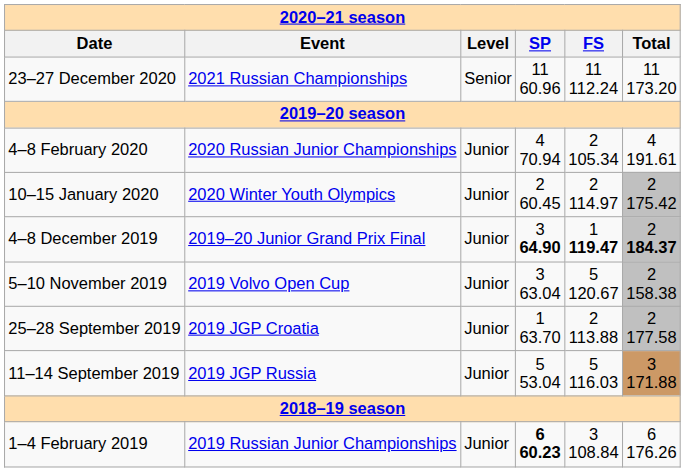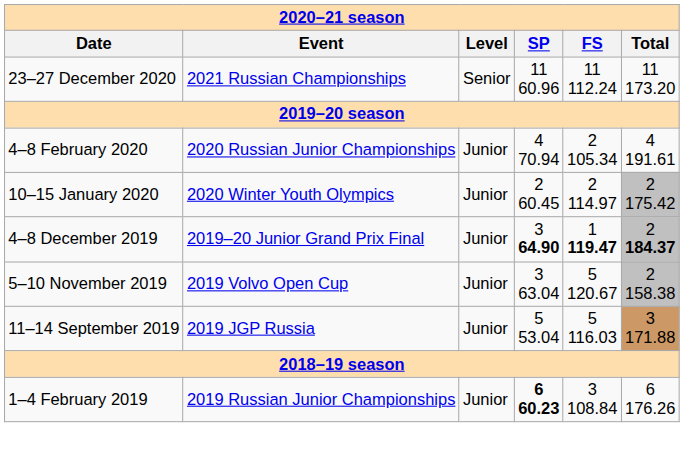- row: (94, 328)
